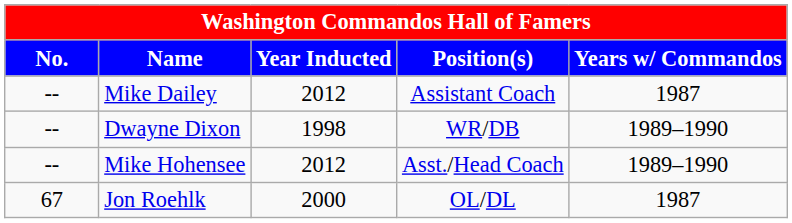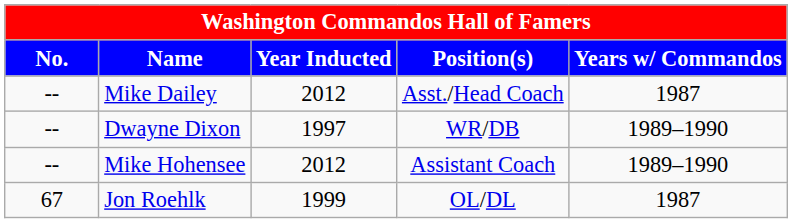(483, 93) Assistant Coach -> (483, 93) Asst./Head Coach
(324, 128) 1998 -> (324, 128) 1997
(483, 164) Asst./Head Coach -> (483, 164) Assistant Coach
(324, 199) 2000 -> (324, 199) 1999
